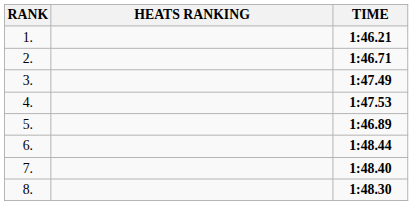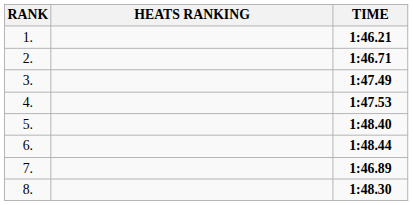(370, 124) 1:46.89 -> (370, 124) 1:48.40
(370, 168) 1:48.40 -> (370, 168) 1:46.89
